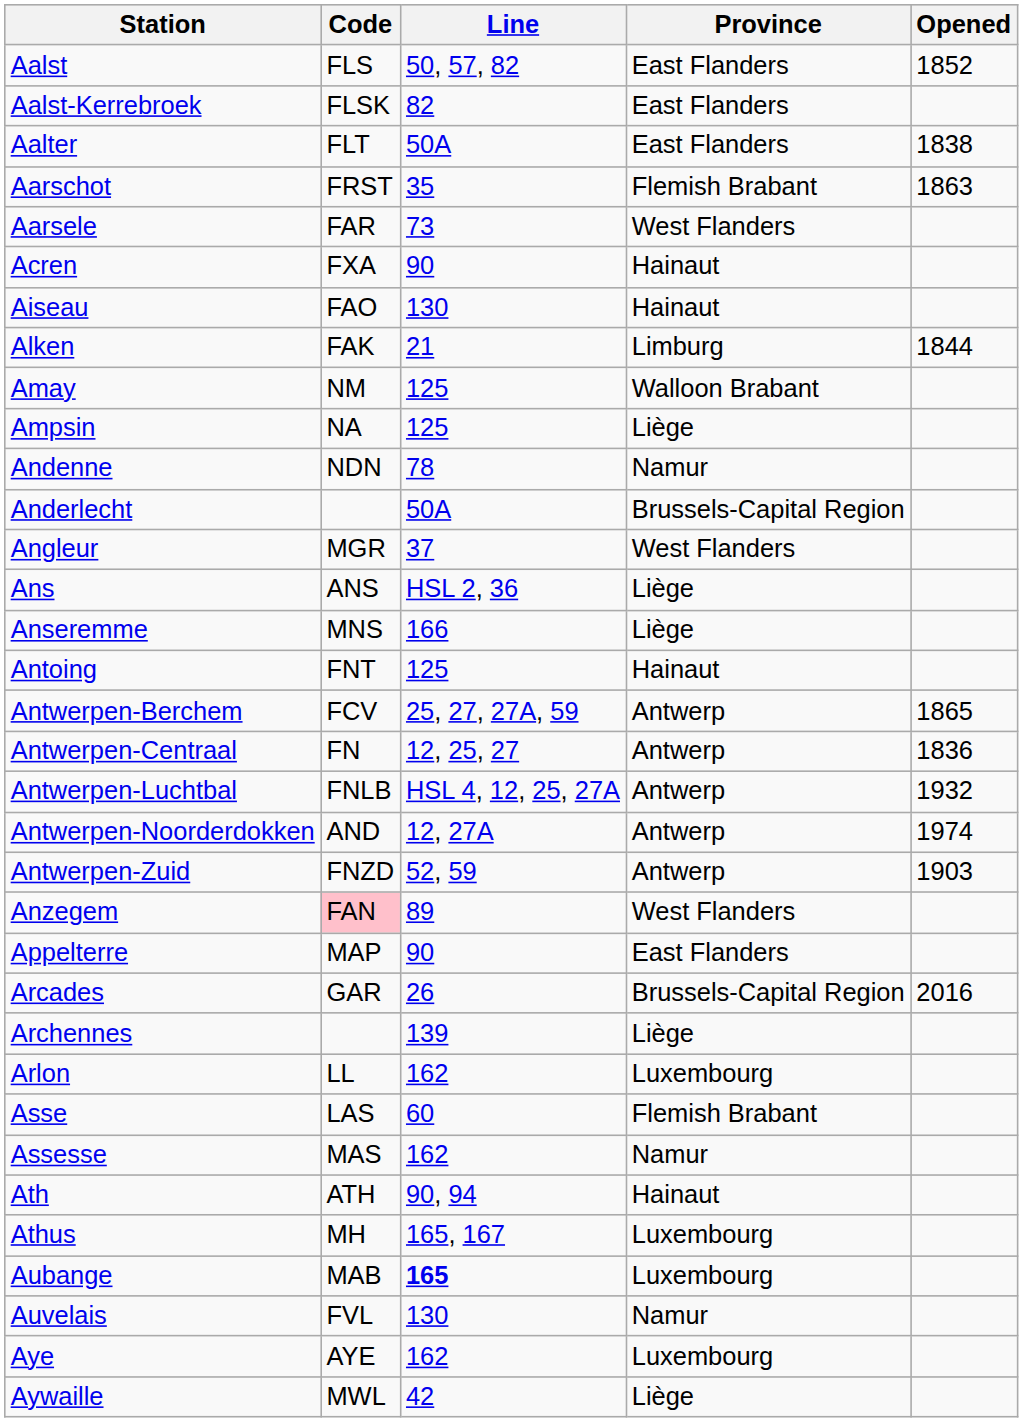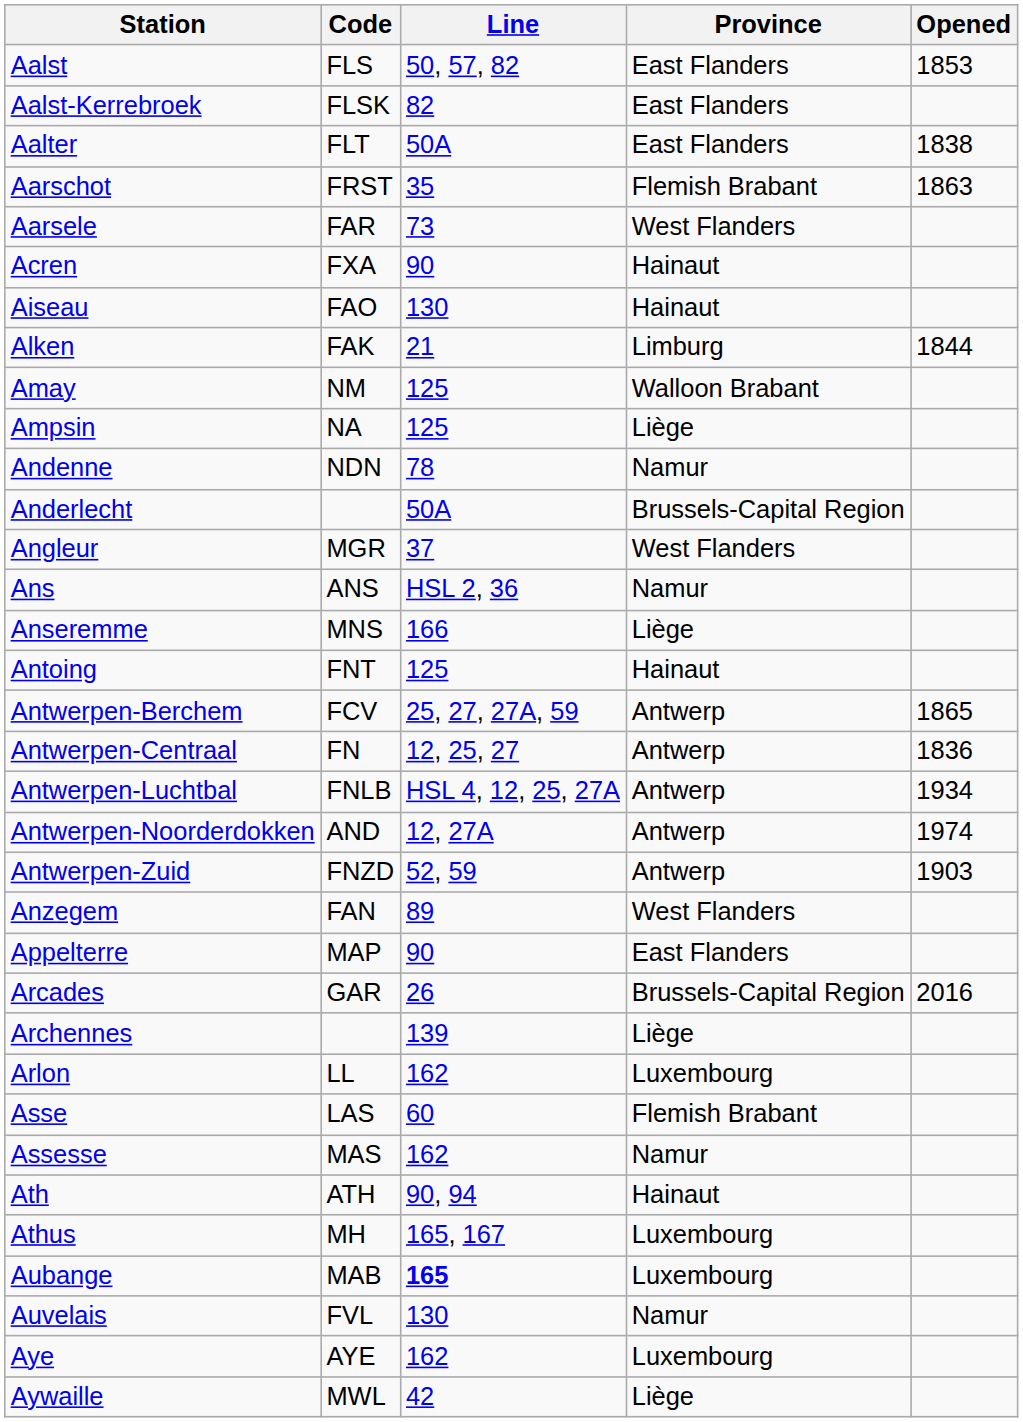(945, 65) 1852 -> (945, 65) 1853
(663, 589) Liège -> (670, 589) Namur
(945, 791) 1932 -> (945, 791) 1934
(351, 912) pink background -> (351, 912) no background
